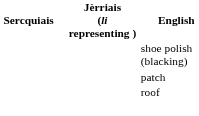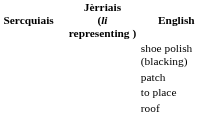+ row: (159, 92)
